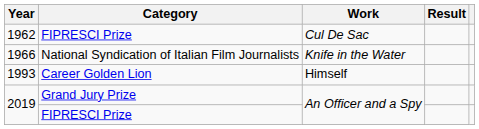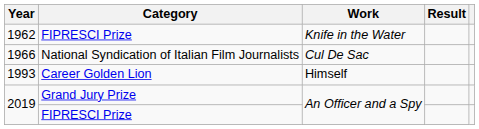(337, 34) Cul De Sac -> (355, 34) Knife in the Water
(355, 54) Knife in the Water -> (337, 54) Cul De Sac
